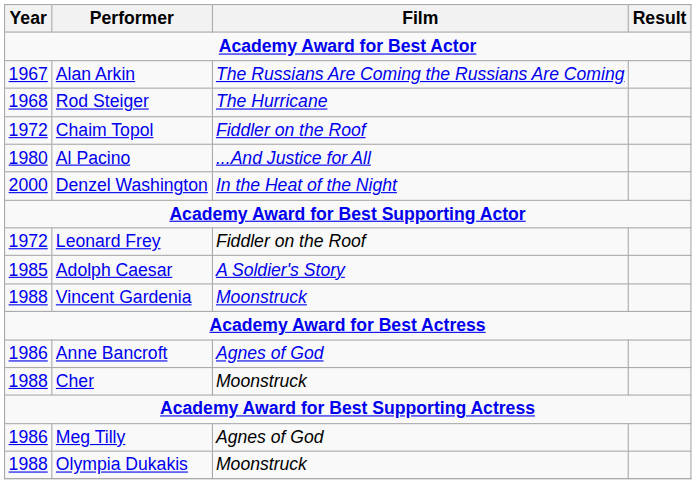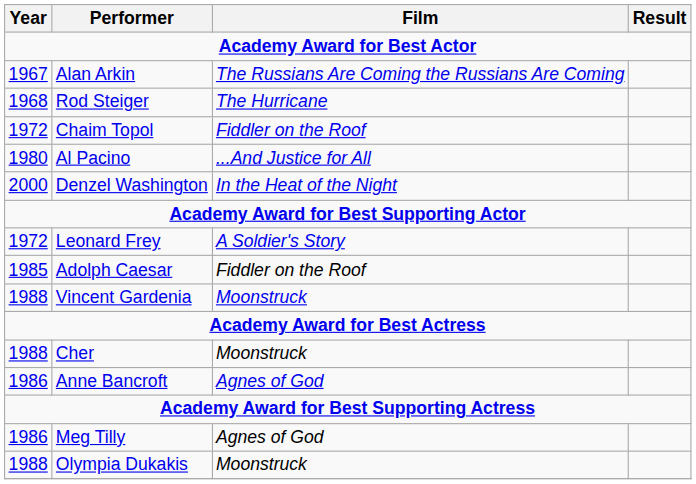(291, 241) Fiddler on the Roof -> (280, 241) A Soldier's Story
(280, 269) A Soldier's Story -> (291, 269) Fiddler on the Roof
rows swapped: (112, 353) <-> (75, 381)
